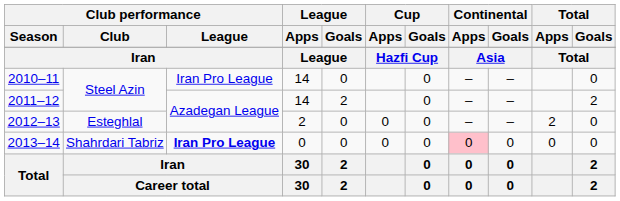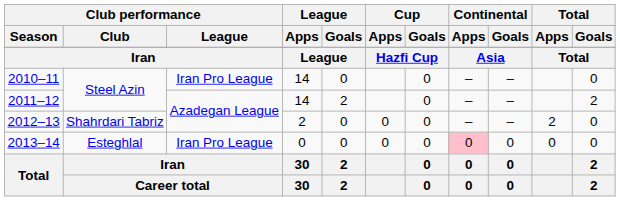(115, 121) Esteghlal -> (115, 121) Shahrdari Tabriz
(115, 143) Shahrdari Tabriz -> (115, 143) Esteghlal
(224, 143) bold -> (224, 143) normal
